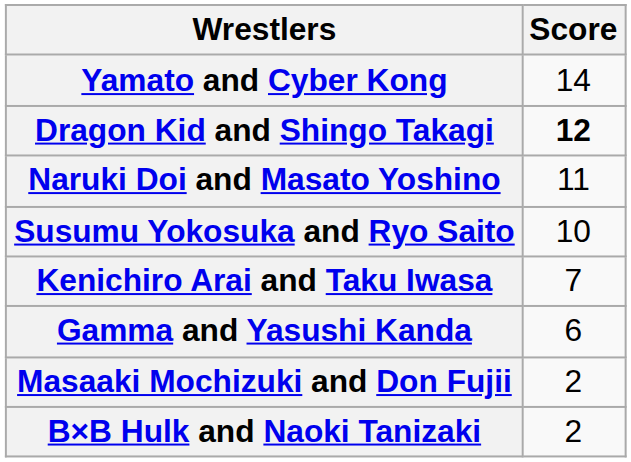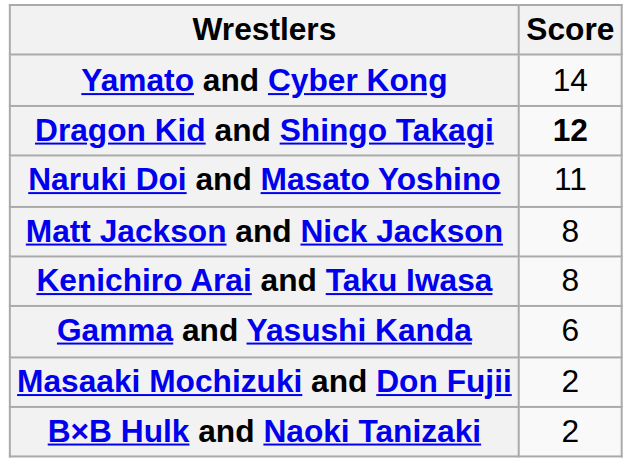- row: (264, 230)
+ row: (264, 230)
(573, 280) 7 -> (570, 280) 8
